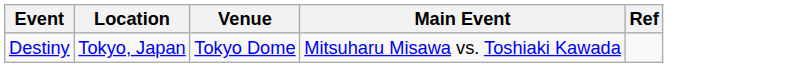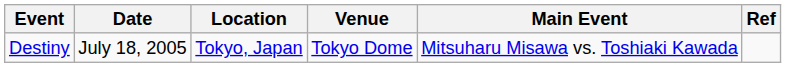+ column: (133, 19)
